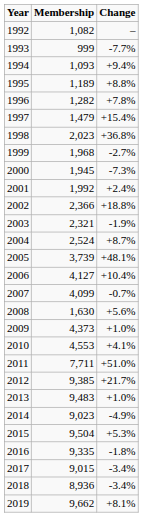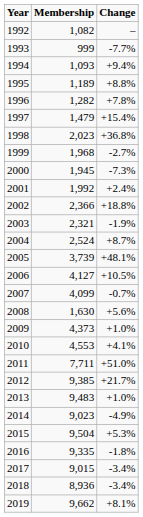(118, 275) +10.4% -> (118, 275) +10.5%
